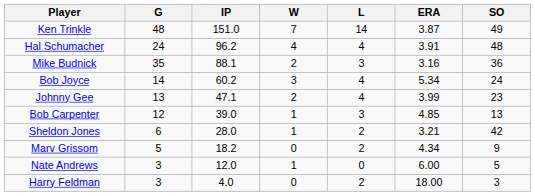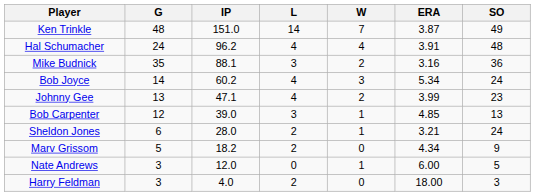columns swapped: (294, 13) <-> (361, 13)
(497, 132) 42 -> (497, 132) 24
